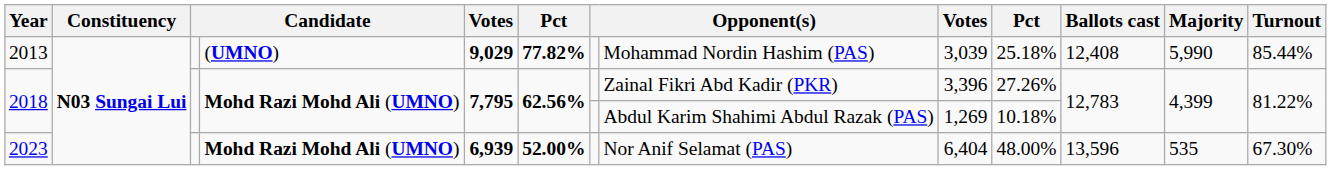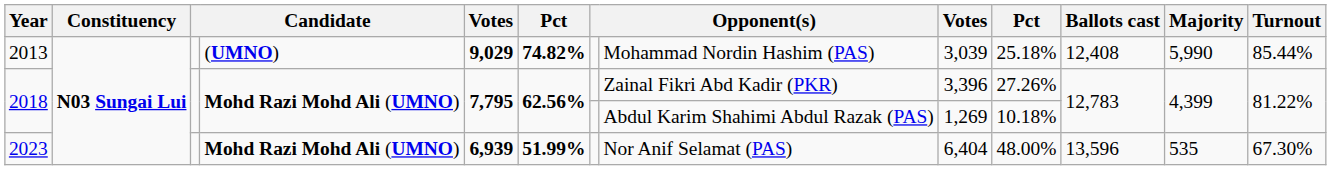(554, 52) 77.82% -> (554, 52) 74.82%
(554, 148) 52.00% -> (554, 148) 51.99%
